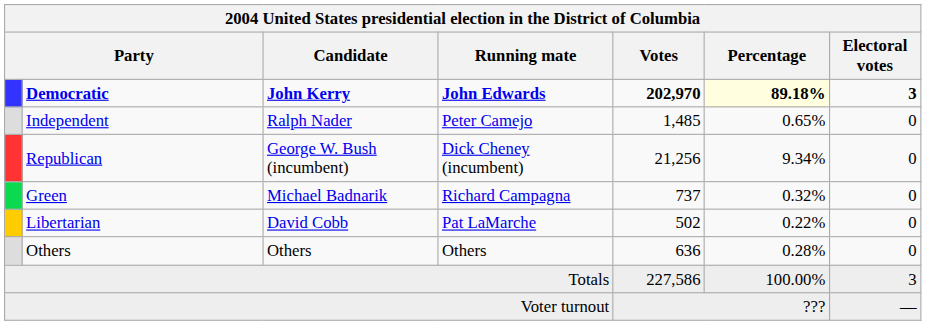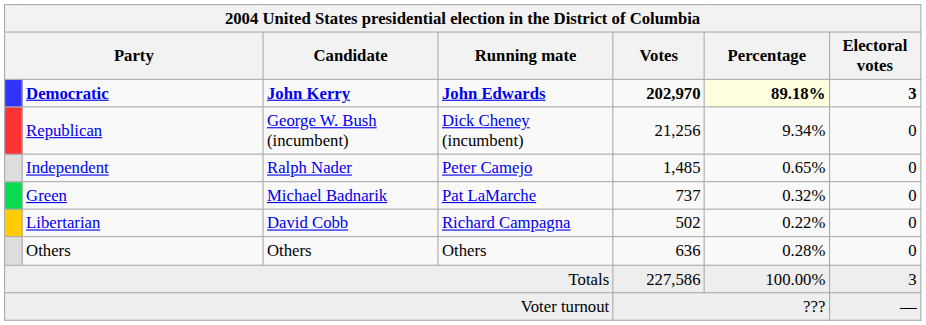rows swapped: (64, 158) <-> (67, 120)
(506, 195) Richard Campagna -> (489, 195) Pat LaMarche
(489, 223) Pat LaMarche -> (506, 223) Richard Campagna
